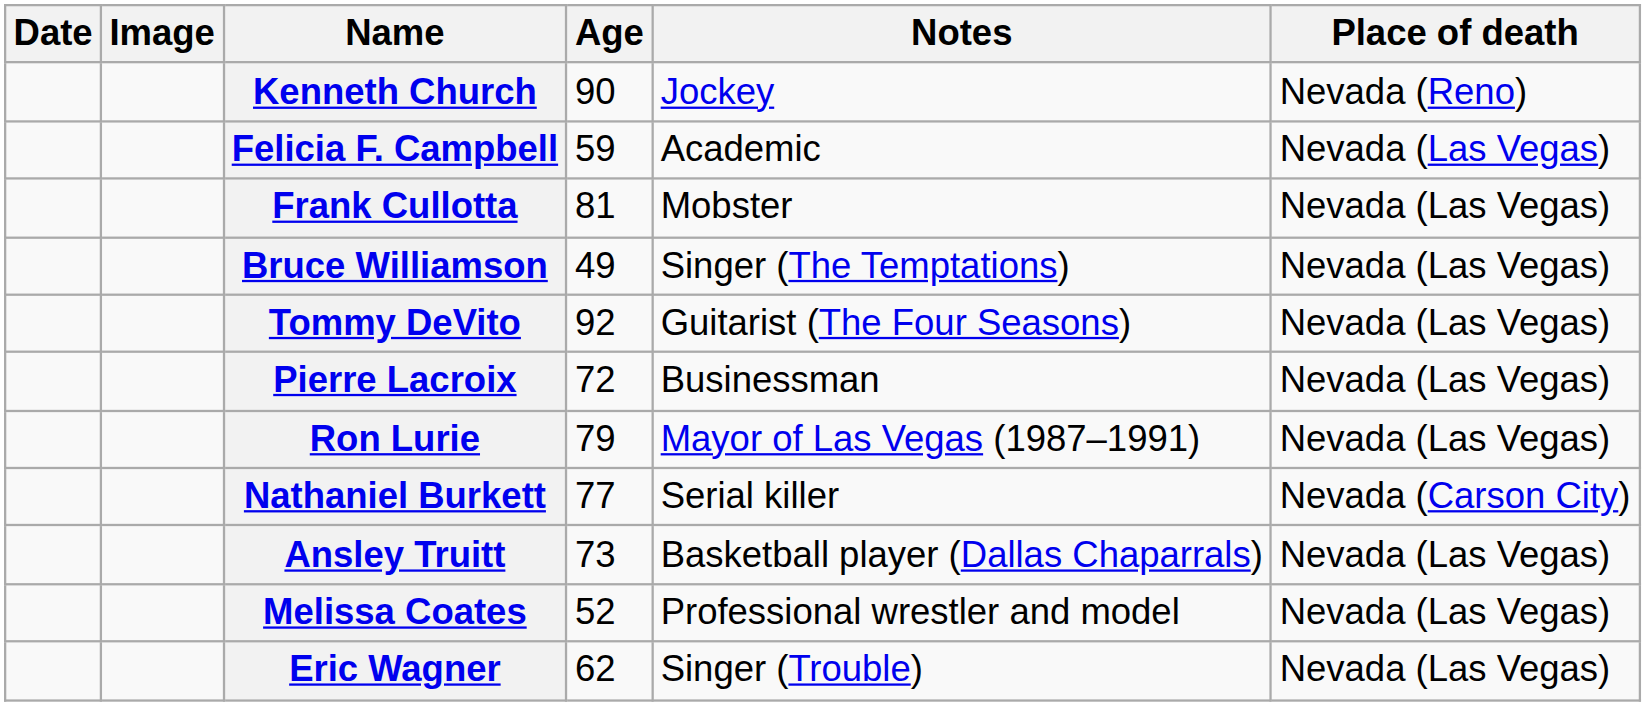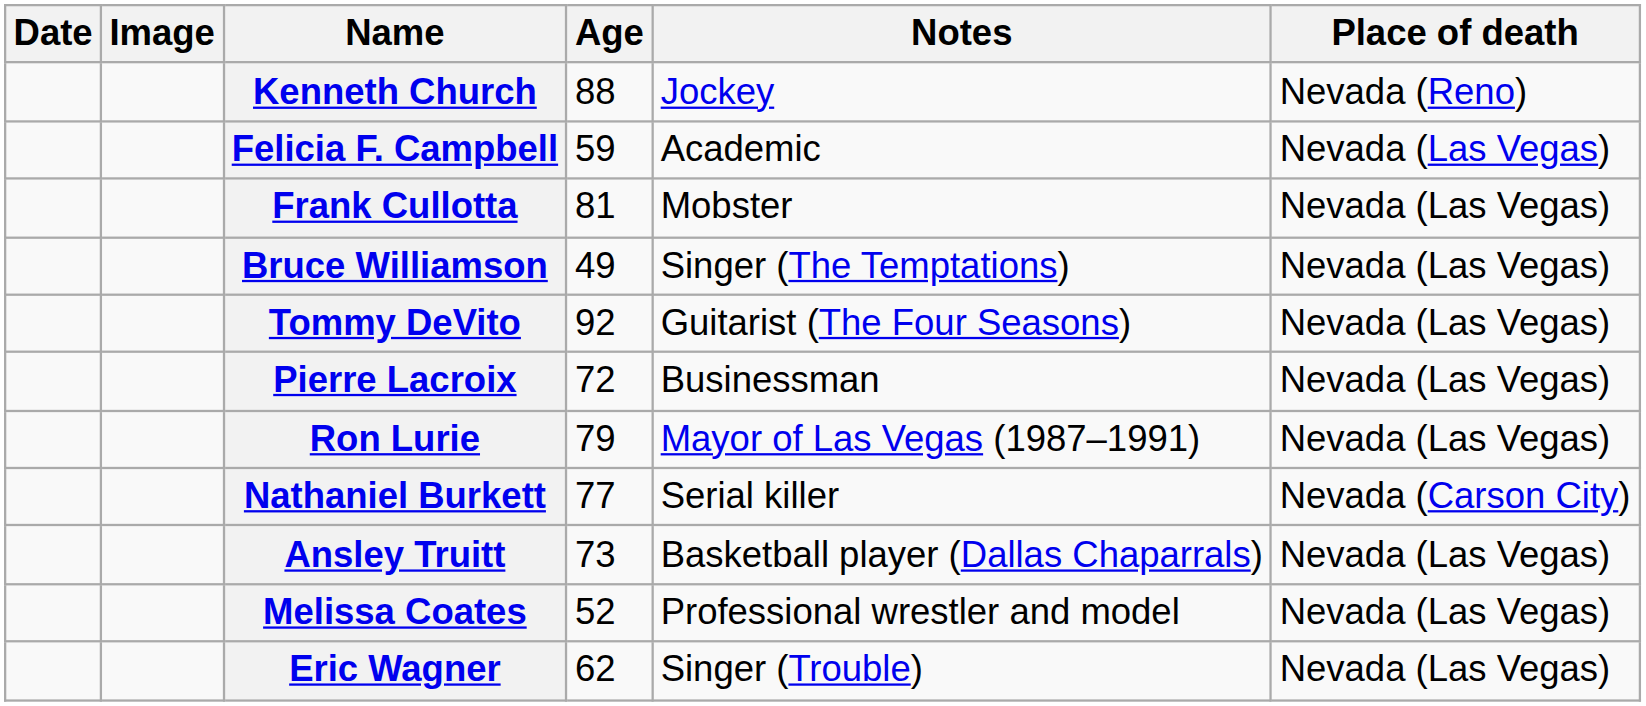(595, 91) 90 -> (595, 91) 88
